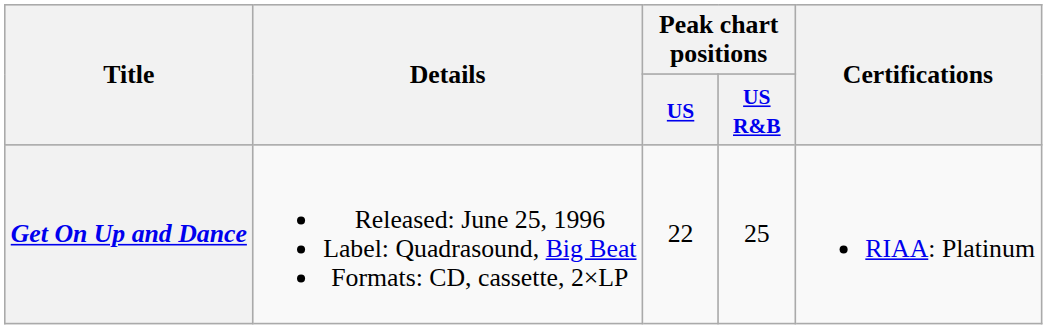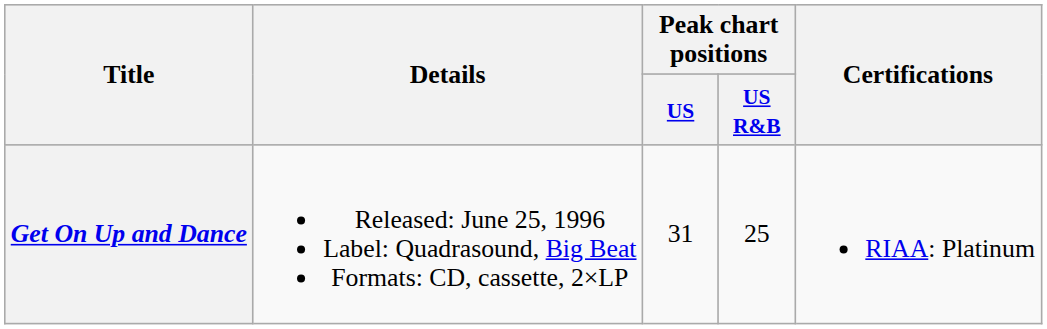(681, 233) 22 -> (681, 233) 31
